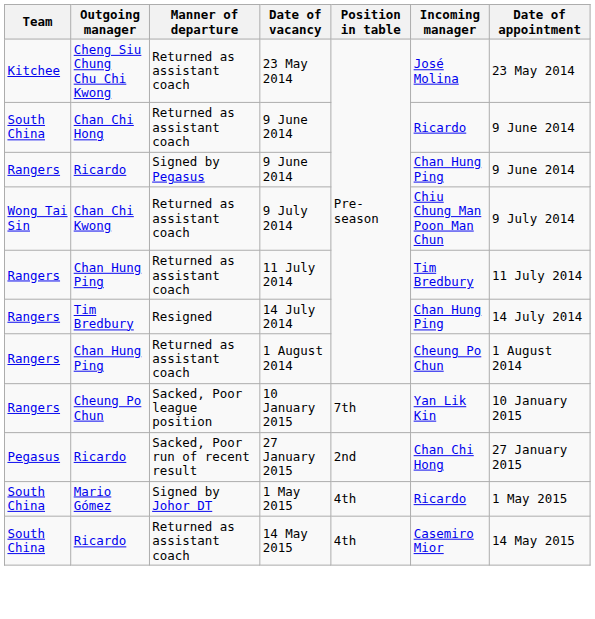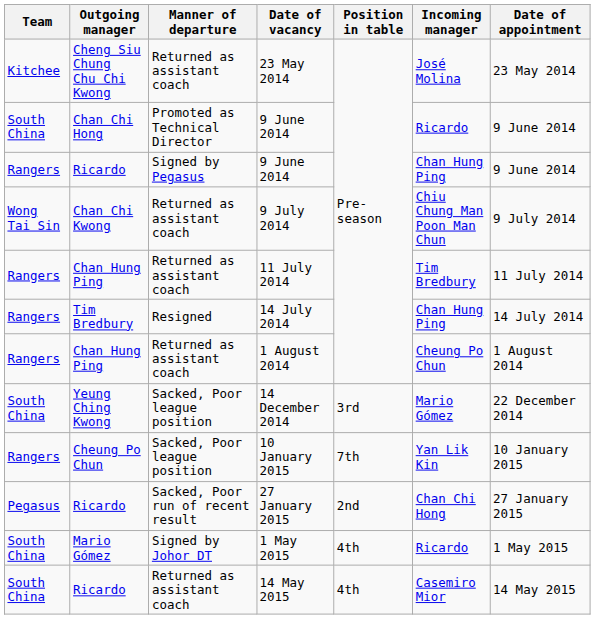(193, 127) Returned as assistant coach -> (193, 127) Promoted as Technical Director
+ row: (92, 408)
